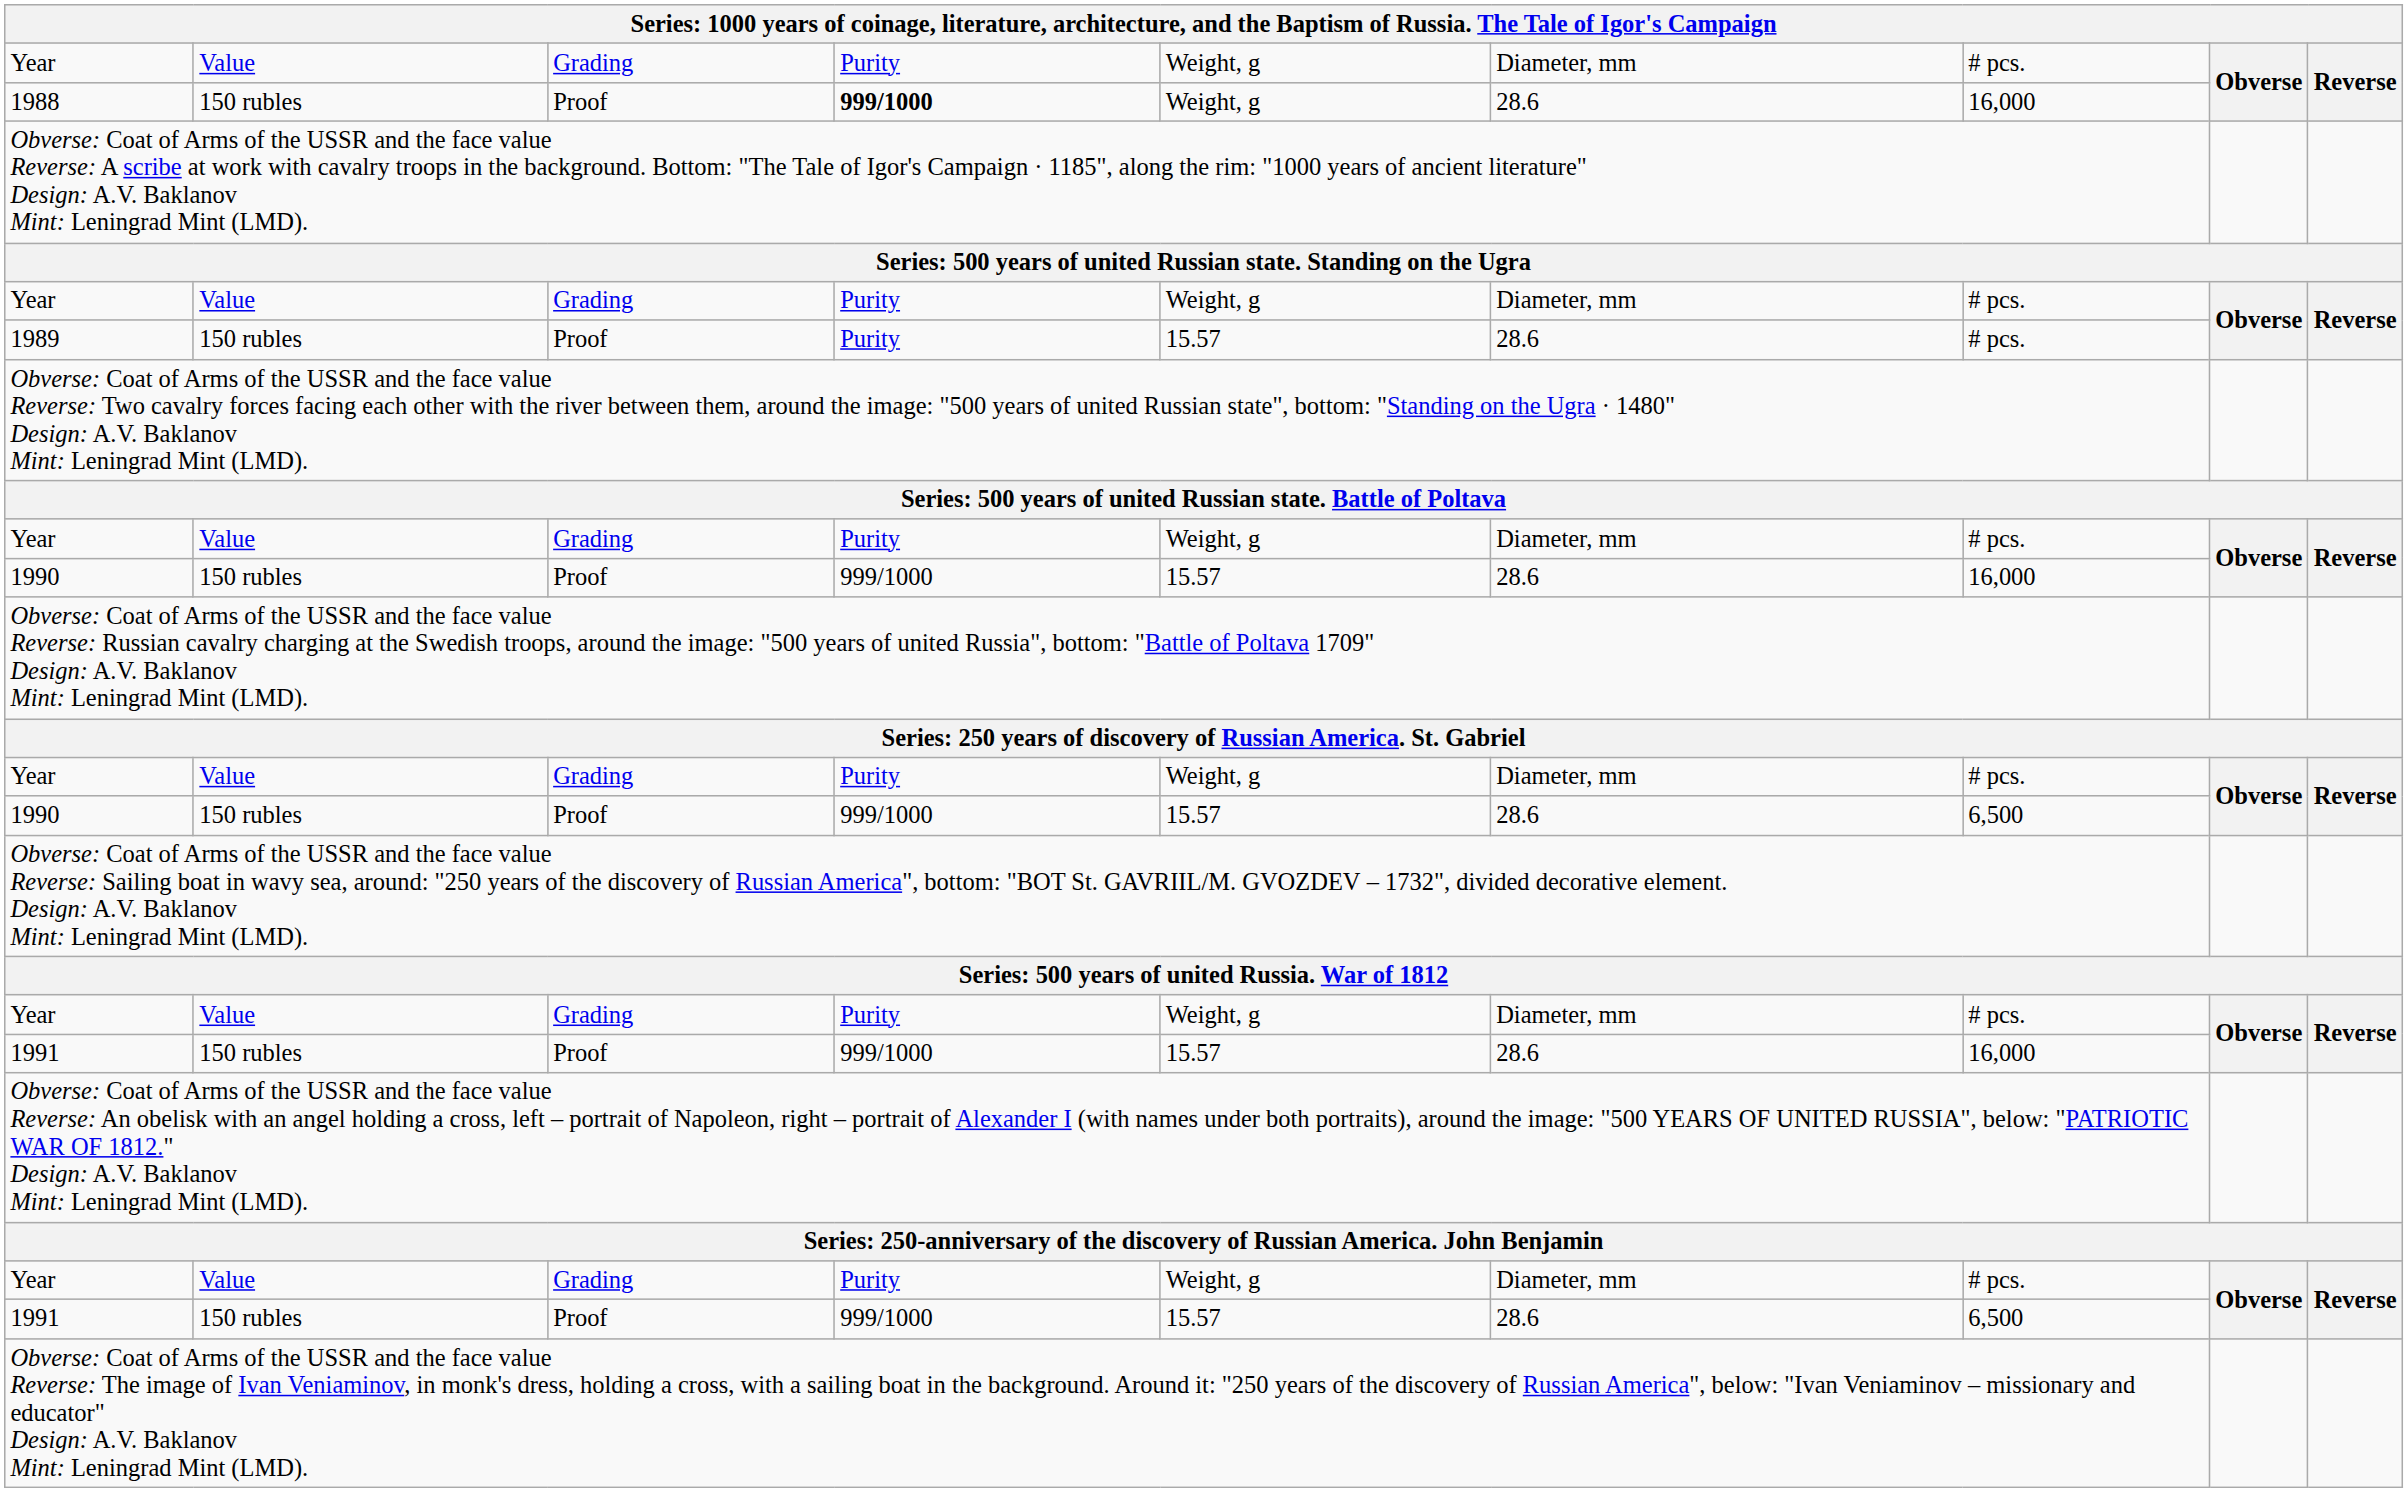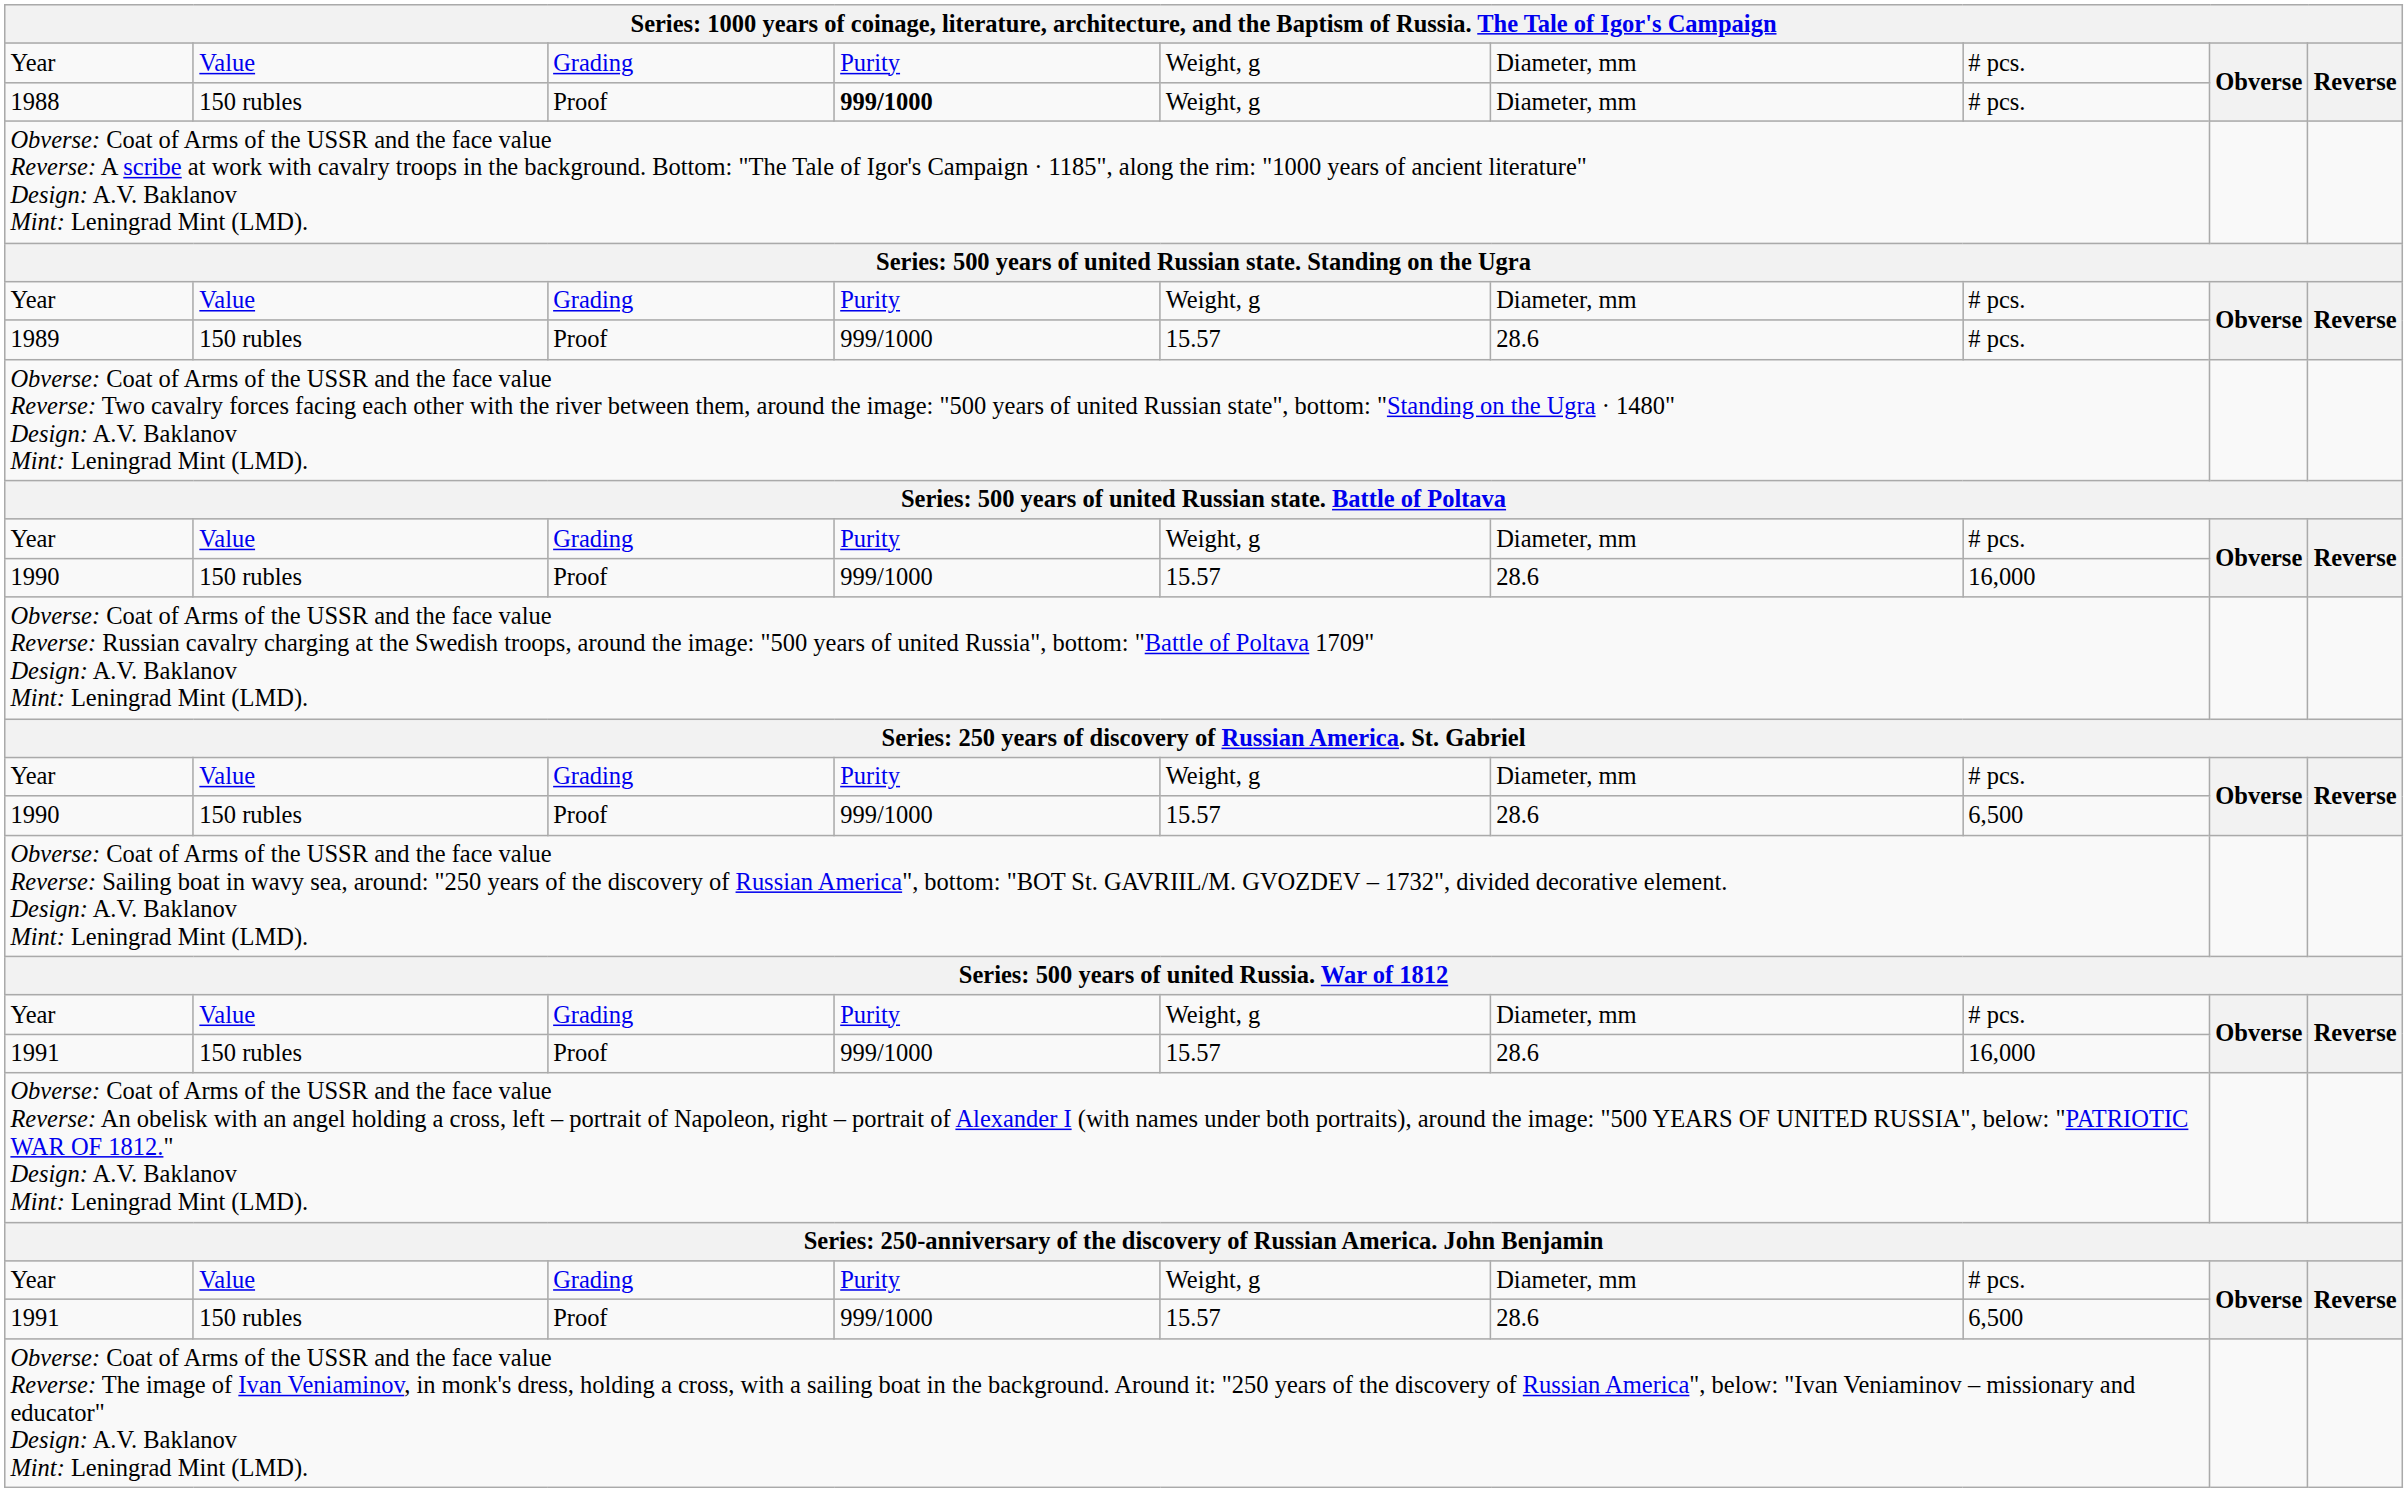(1518, 101) 28.6 -> (1566, 101) Diameter, mm
(2002, 101) 16,000 -> (1997, 101) # pcs.
(870, 339) Purity -> (886, 339) 999/1000
